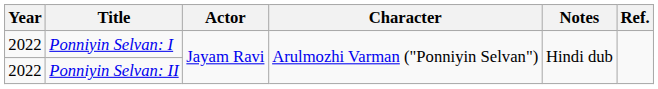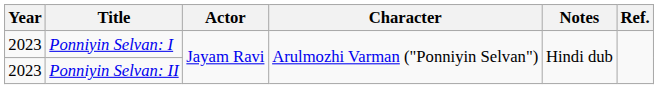(25, 44) 2022 -> (25, 44) 2023
(25, 70) 2022 -> (25, 70) 2023
